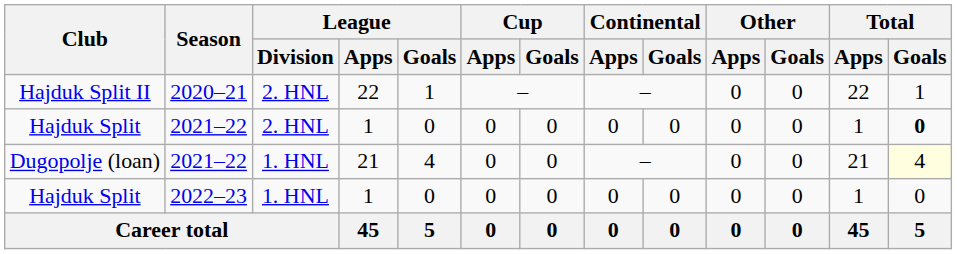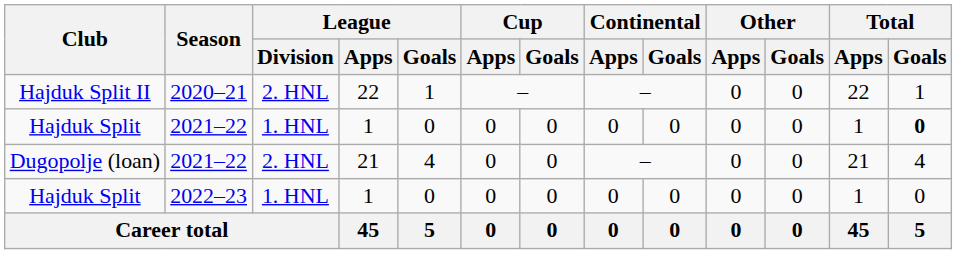(295, 126) 2. HNL -> (295, 126) 1. HNL
(295, 160) 1. HNL -> (295, 160) 2. HNL
(920, 160) lightyellow background -> (920, 160) no background
